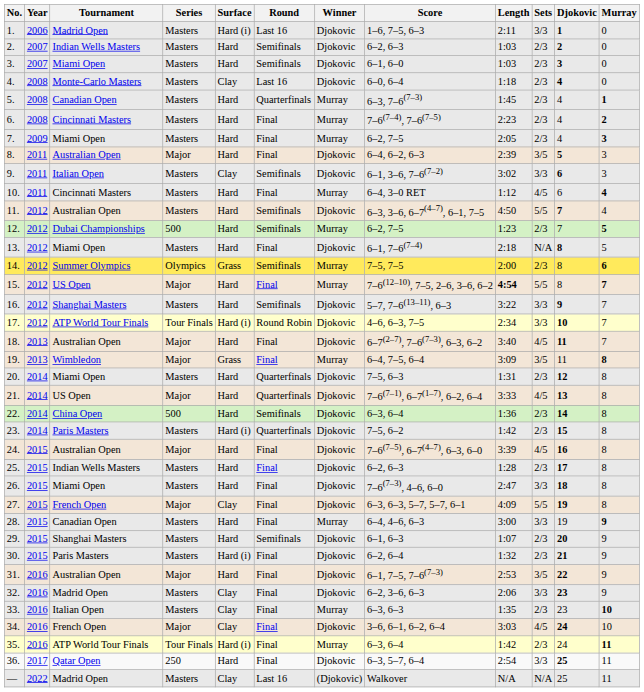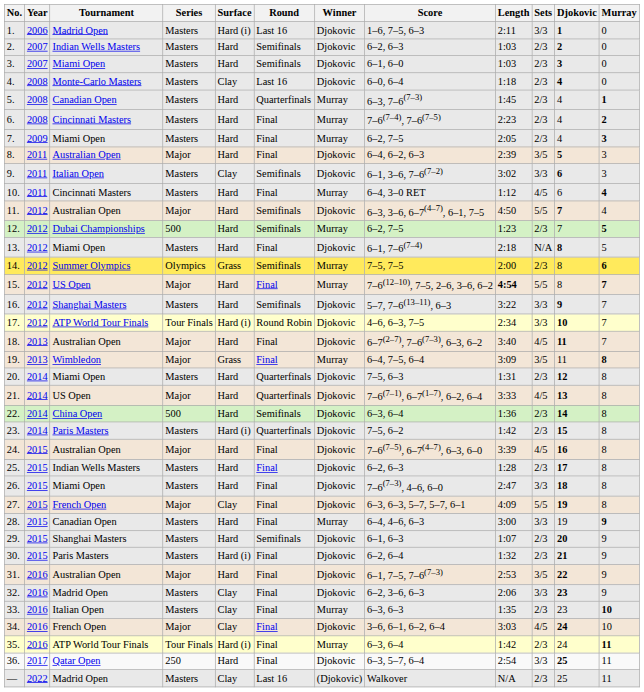(182, 211) Masters -> (178, 211) Major
(543, 678) N/A -> (541, 678) 2/3
